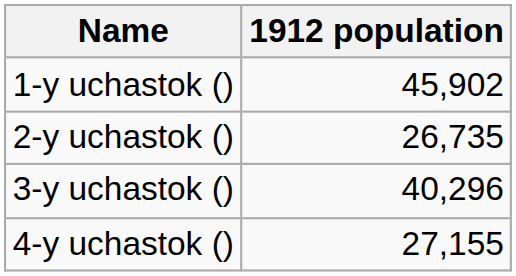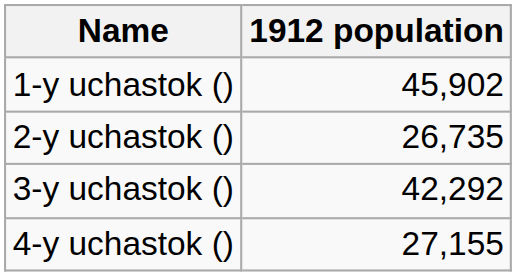(453, 190) 40,296 -> (453, 190) 42,292
